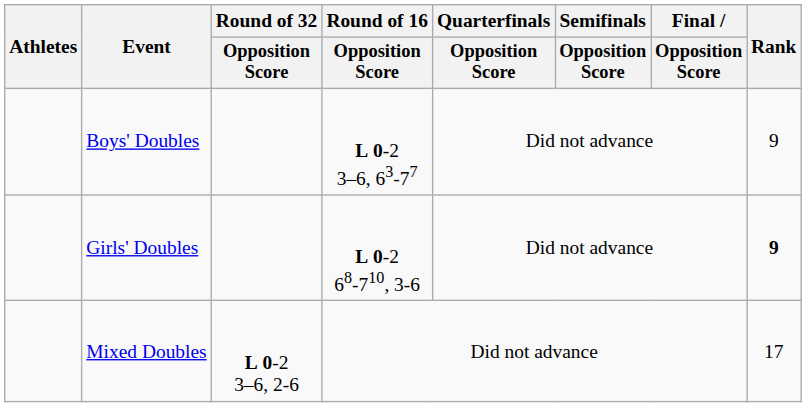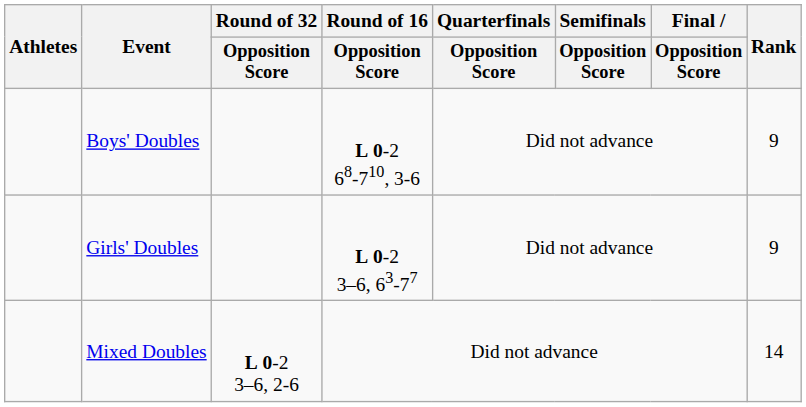(377, 164) L 0-2 3–6, 63-77 -> (377, 164) L 0-2 68-710, 3-6
(377, 270) L 0-2 68-710, 3-6 -> (377, 270) L 0-2 3–6, 63-77
(774, 247) bold -> (774, 247) normal
(774, 351) 17 -> (774, 351) 14
